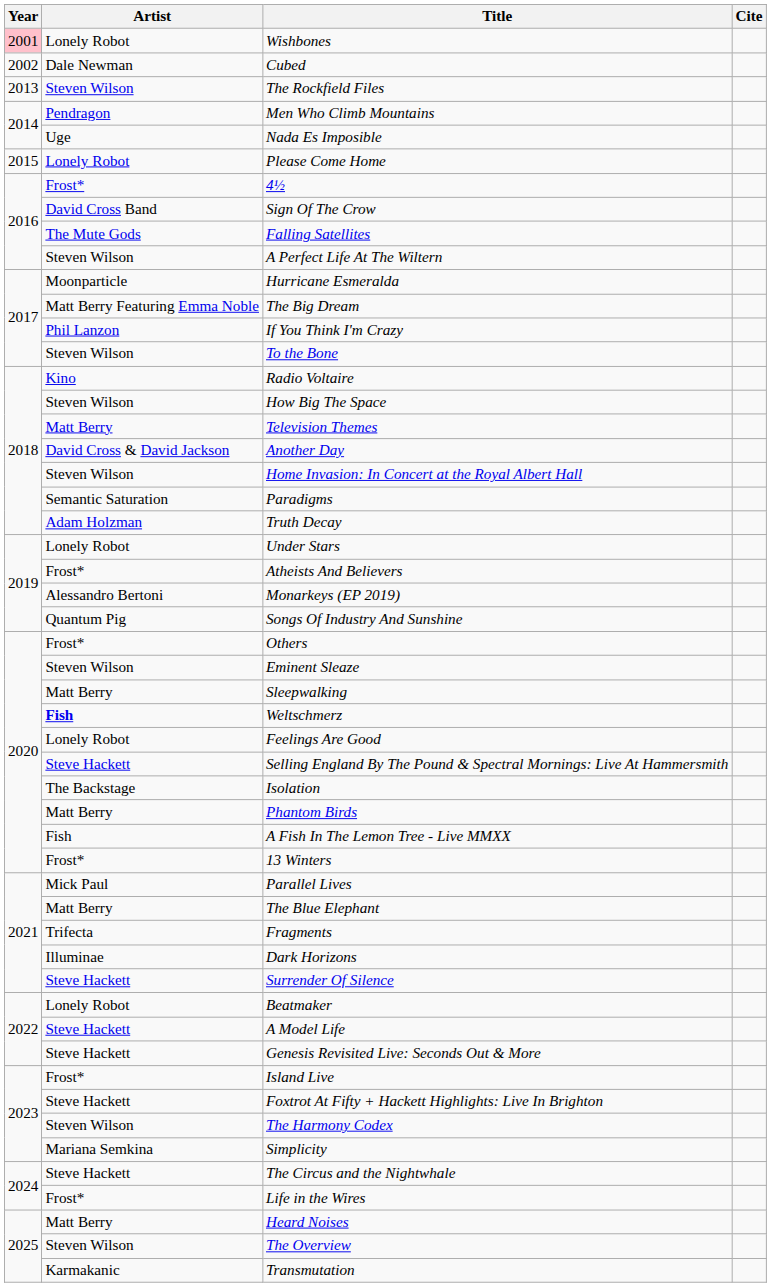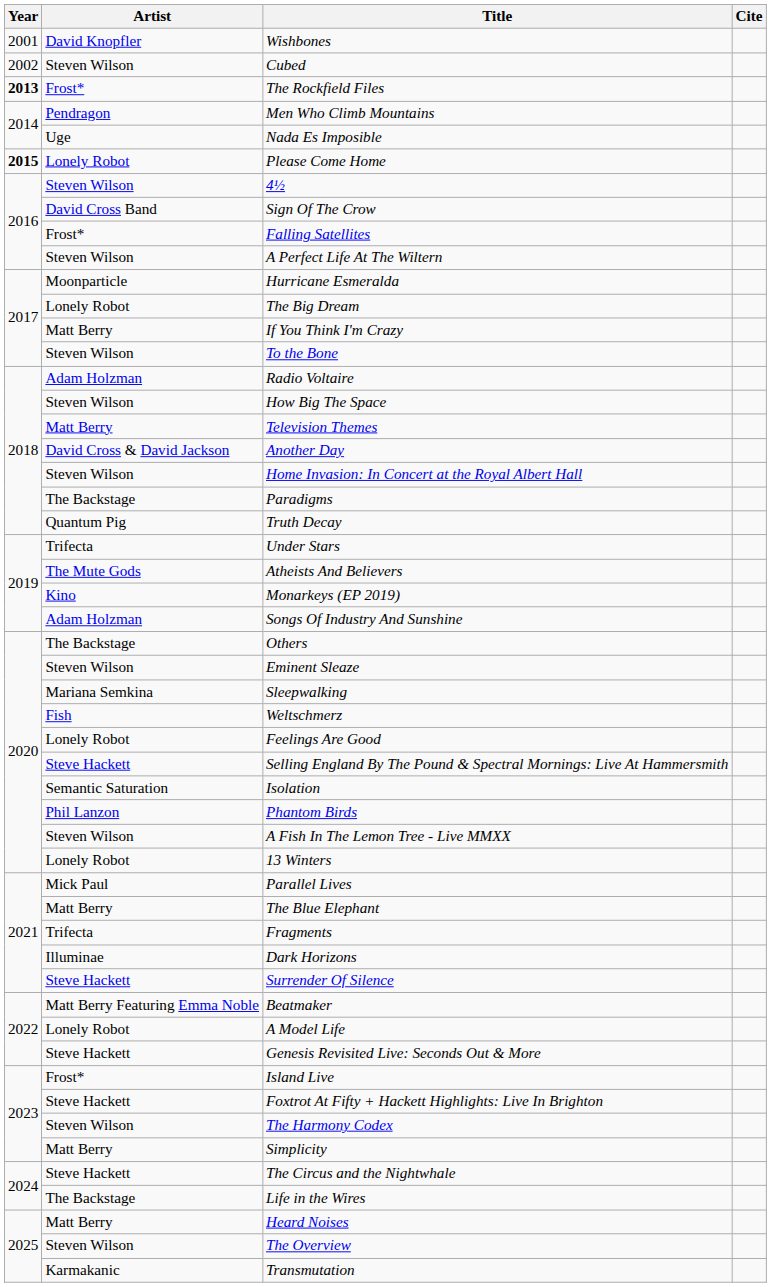(23, 40) pink background -> (23, 40) no background
(87, 40) Lonely Robot -> (93, 40) David Knopfler
(89, 64) Dale Newman -> (89, 64) Steven Wilson
(23, 88) normal -> (23, 88) bold
(89, 88) Steven Wilson -> (65, 88) Frost*
(23, 161) normal -> (23, 161) bold
(65, 185) Frost* -> (89, 185) Steven Wilson
(93, 233) The Mute Gods -> (65, 233) Frost*
(152, 305) Matt Berry Featuring Emma Noble -> (87, 305) Lonely Robot
(82, 329) Phil Lanzon -> (79, 329) Matt Berry
(61, 378) Kino -> (94, 378) Adam Holzman
(107, 498) Semantic Saturation -> (90, 498) The Backstage
(94, 522) Adam Holzman -> (86, 522) Quantum Pig
(87, 546) Lonely Robot -> (69, 546) Trifecta
(65, 570) Frost* -> (93, 570) The Mute Gods
(104, 595) Alessandro Bertoni -> (61, 595) Kino
(86, 619) Quantum Pig -> (94, 619) Adam Holzman
(65, 643) Frost* -> (90, 643) The Backstage
(79, 691) Matt Berry -> (99, 691) Mariana Semkina
(59, 715) bold -> (58, 715) normal
(90, 787) The Backstage -> (107, 787) Semantic Saturation
(79, 812) Matt Berry -> (82, 812) Phil Lanzon
(58, 836) Fish -> (89, 836) Steven Wilson
(65, 860) Frost* -> (87, 860) Lonely Robot
(87, 1004) Lonely Robot -> (152, 1004) Matt Berry Featuring Emma Noble
(88, 1029) Steve Hackett -> (87, 1029) Lonely Robot
(99, 1149) Mariana Semkina -> (79, 1149) Matt Berry
(65, 1197) Frost* -> (90, 1197) The Backstage
